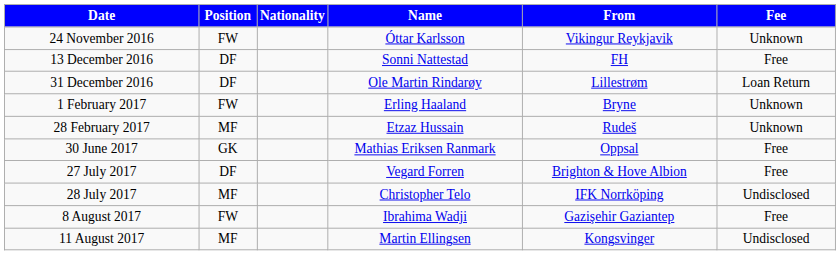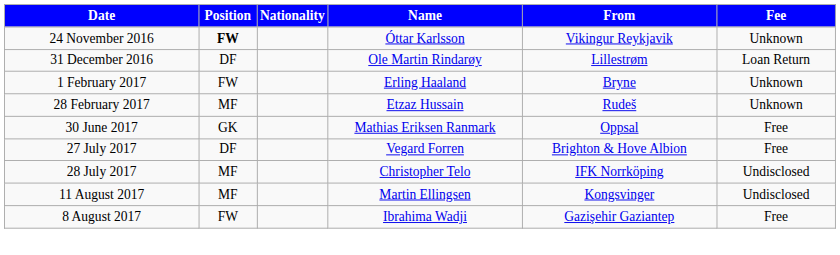(228, 38) normal -> (228, 38) bold
- row: (102, 60)
rows swapped: (102, 216) <-> (102, 239)
